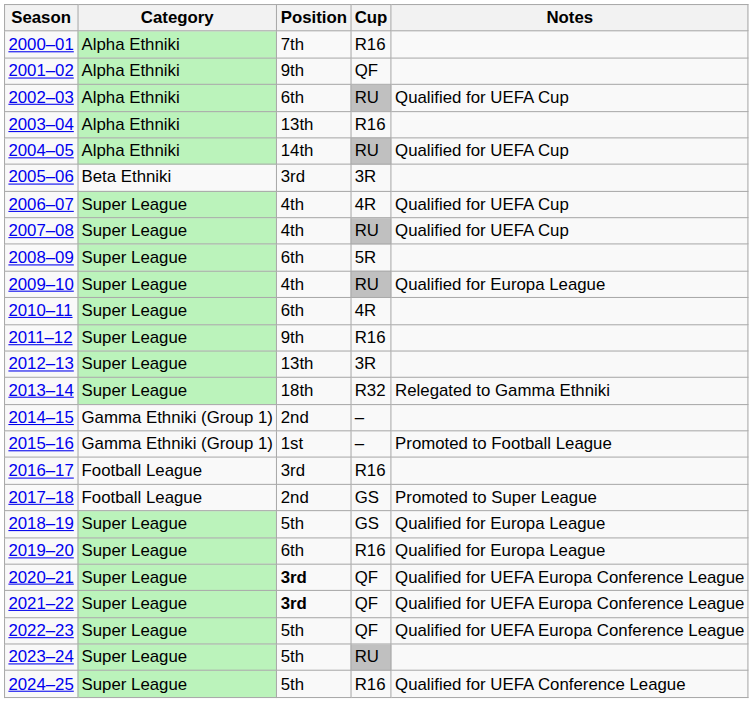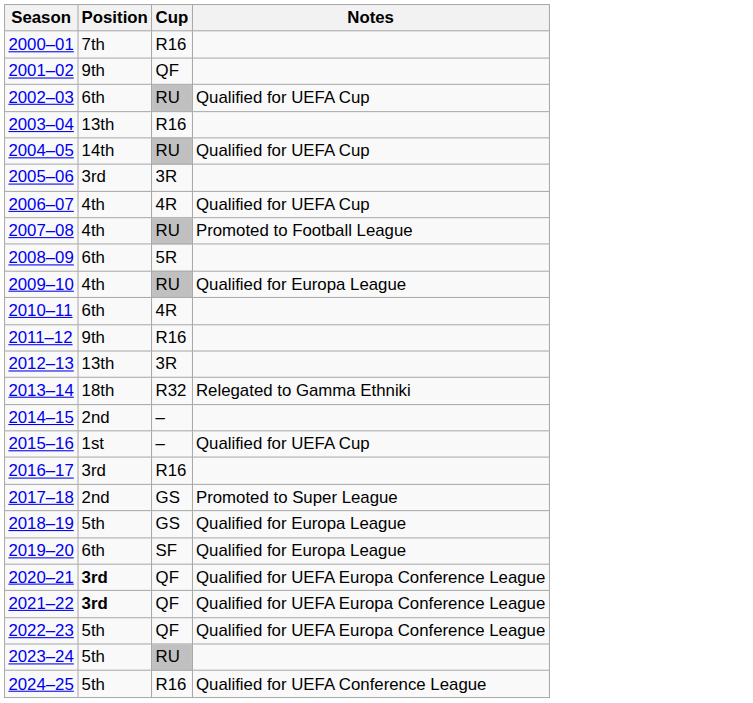- column: (177, 17)
(482, 230) Qualified for UEFA Cup -> (304, 230) Promoted to Football League
(503, 444) Promoted to Football League -> (283, 444) Qualified for UEFA Cup
(370, 550) R16 -> (166, 550) SF
